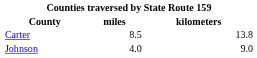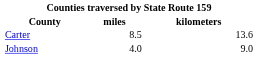(244, 35) 13.8 -> (244, 35) 13.6
